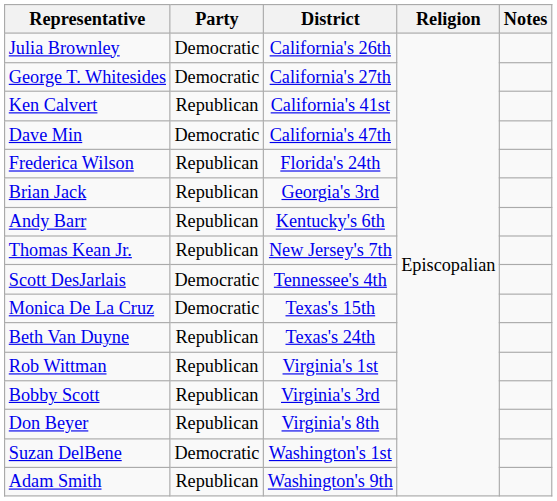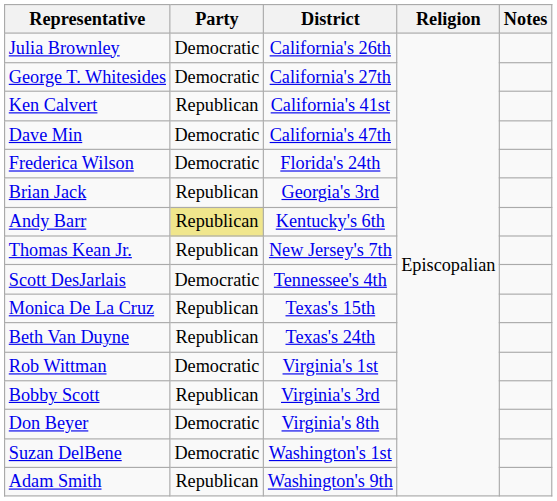(217, 163) Republican -> (217, 163) Democratic
(217, 221) no background -> (217, 221) khaki background
(217, 308) Democratic -> (217, 308) Republican
(217, 366) Republican -> (217, 366) Democratic
(217, 423) Republican -> (217, 423) Democratic
